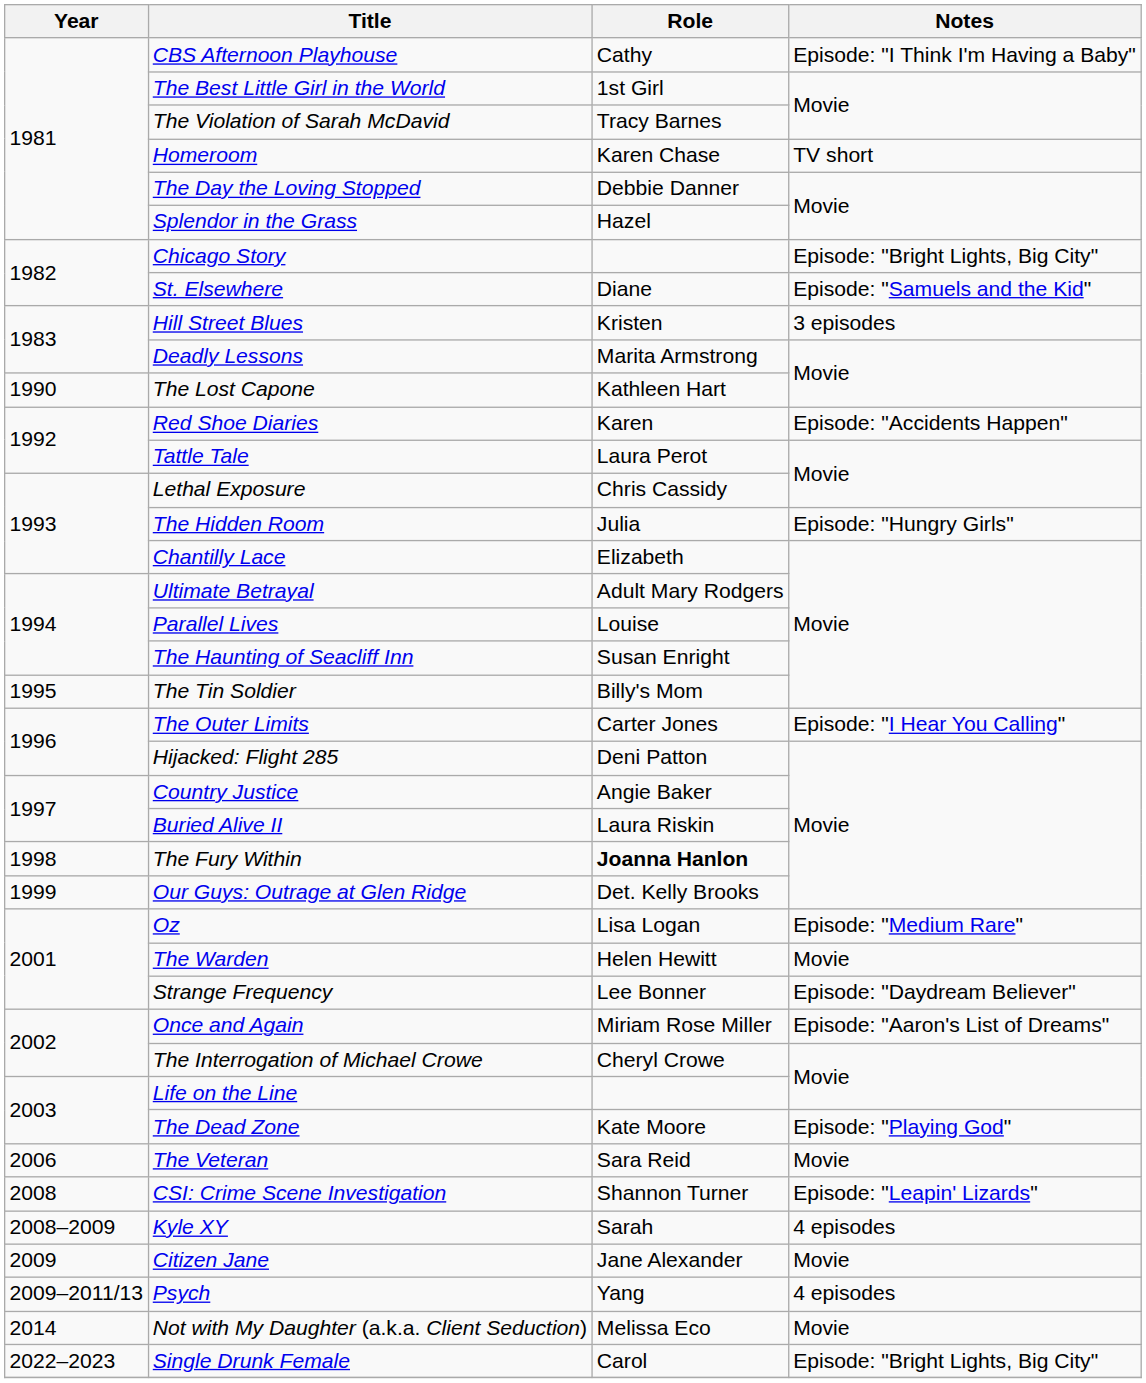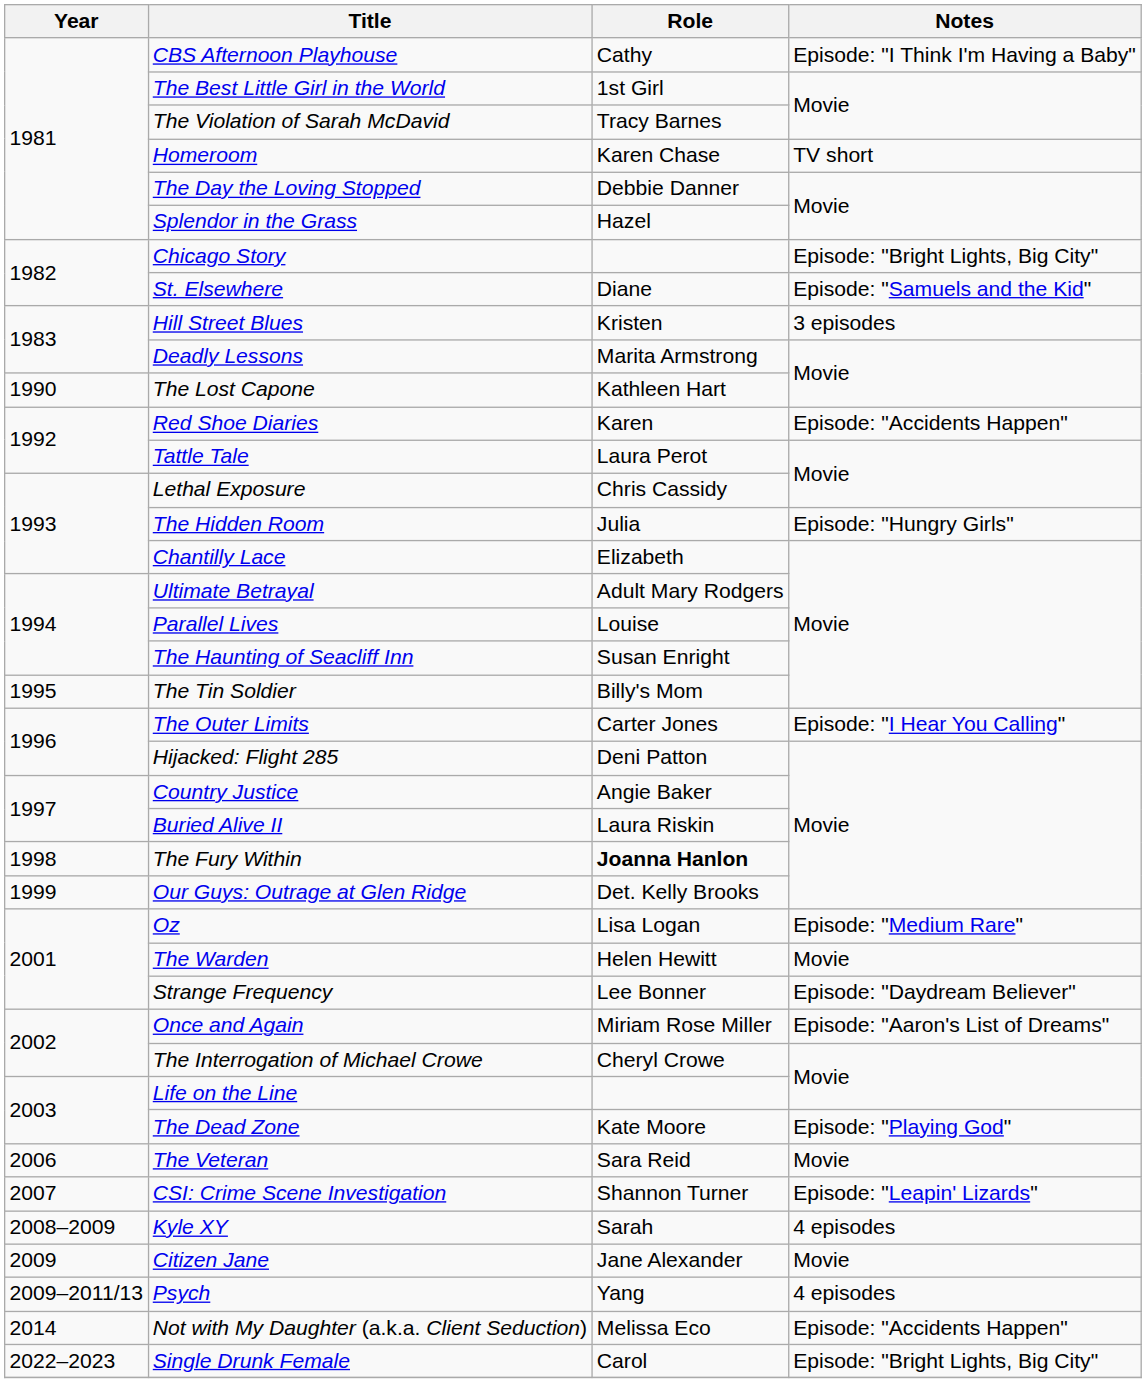(33, 1193) 2008 -> (33, 1193) 2007
(821, 1327) Movie -> (930, 1327) Episode: "Accidents Happen"
